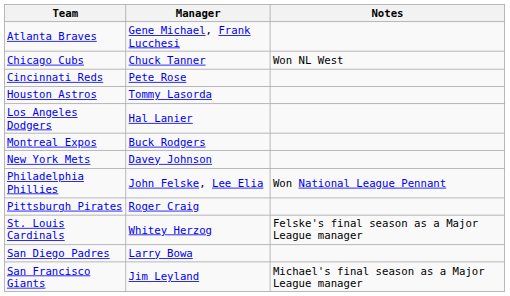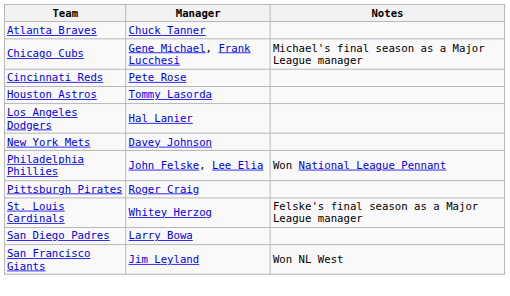(190, 37) Gene Michael, Frank Lucchesi -> (167, 30) Chuck Tanner
(167, 60) Chuck Tanner -> (190, 54) Gene Michael, Frank Lucchesi
(308, 60) Won NL West -> (379, 54) Michael's final season as a Major League manager
- row: (52, 142)
(379, 277) Michael's final season as a Major League manager -> (308, 260) Won NL West
